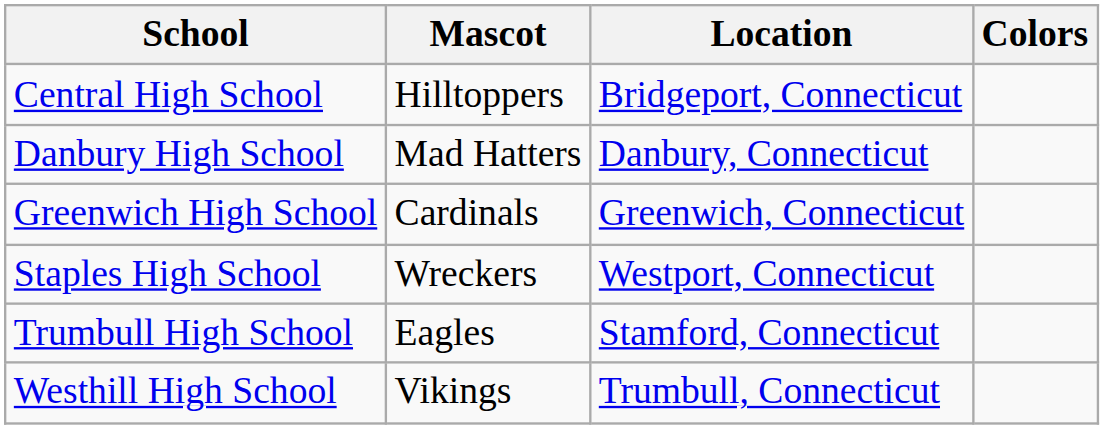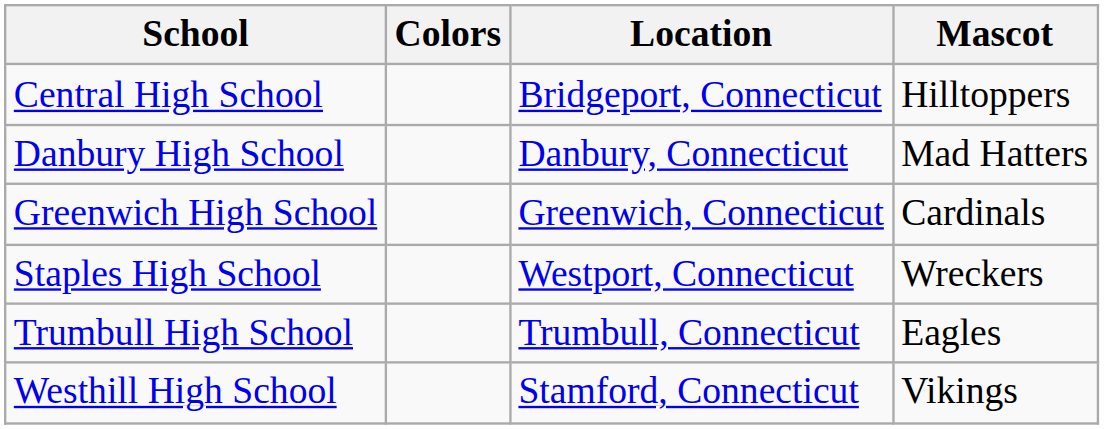columns swapped: (488, 34) <-> (1035, 34)
(769, 332) Stamford, Connecticut -> (689, 332) Trumbull, Connecticut
(769, 392) Trumbull, Connecticut -> (689, 392) Stamford, Connecticut
